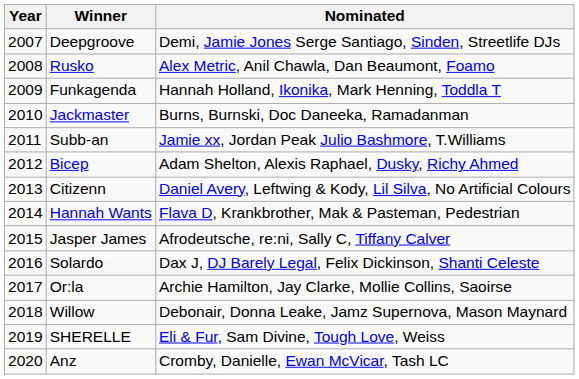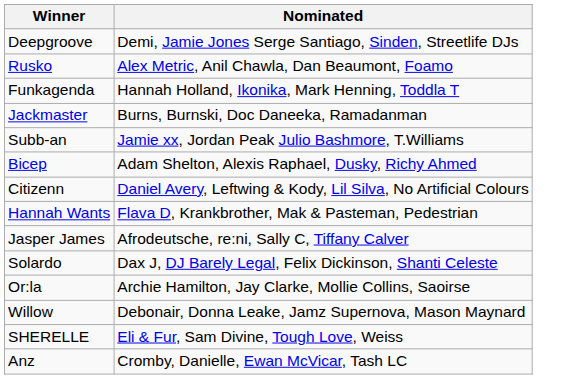- column: (25, 16)
